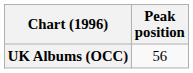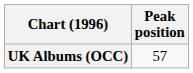(160, 56) 56 -> (160, 56) 57
